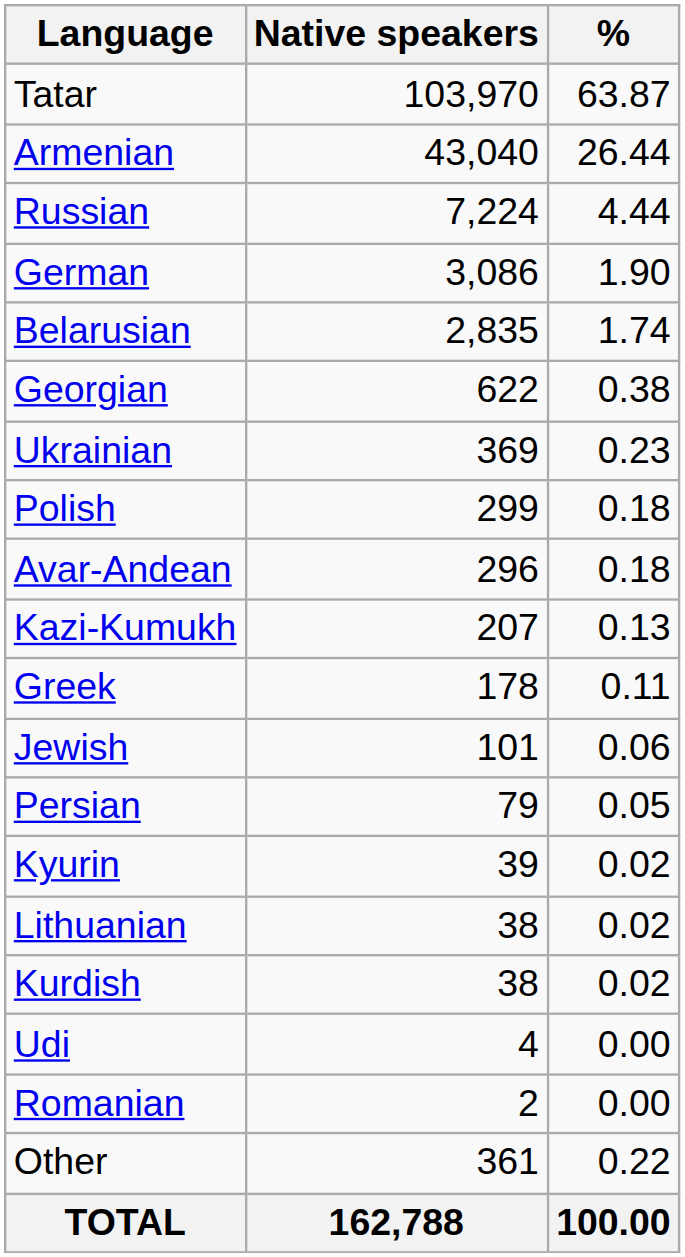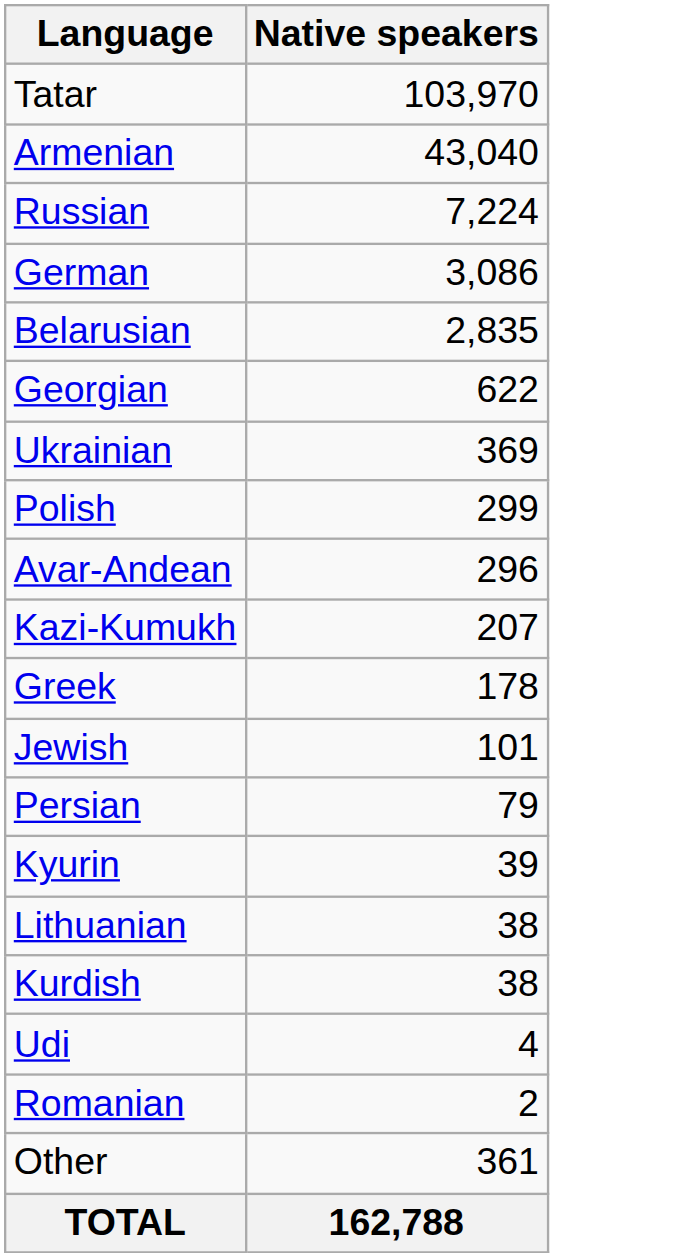- column: (613, 34)
